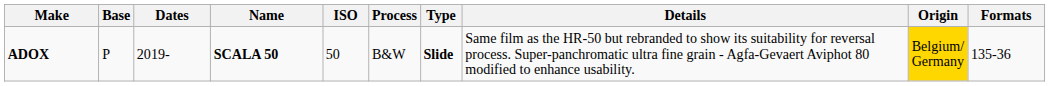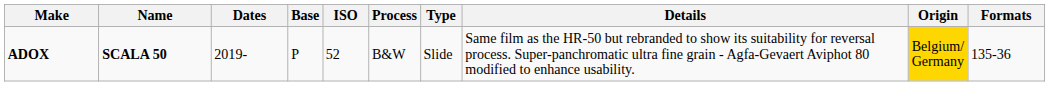columns swapped: (267, 15) <-> (116, 15)
(333, 53) 50 -> (333, 53) 52
(438, 53) bold -> (438, 53) normal
